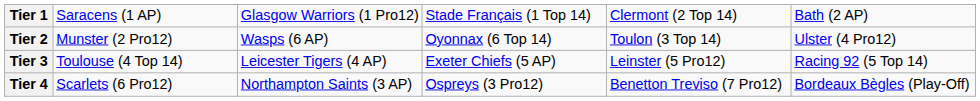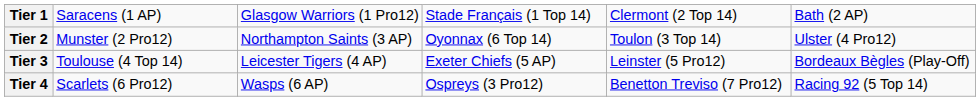(285, 38) Wasps (6 AP) -> (327, 38) Northampton Saints (3 AP)
(861, 61) Racing 92 (5 Top 14) -> (882, 61) Bordeaux Bègles (Play-Off)
(327, 84) Northampton Saints (3 AP) -> (285, 84) Wasps (6 AP)
(882, 84) Bordeaux Bègles (Play-Off) -> (861, 84) Racing 92 (5 Top 14)
